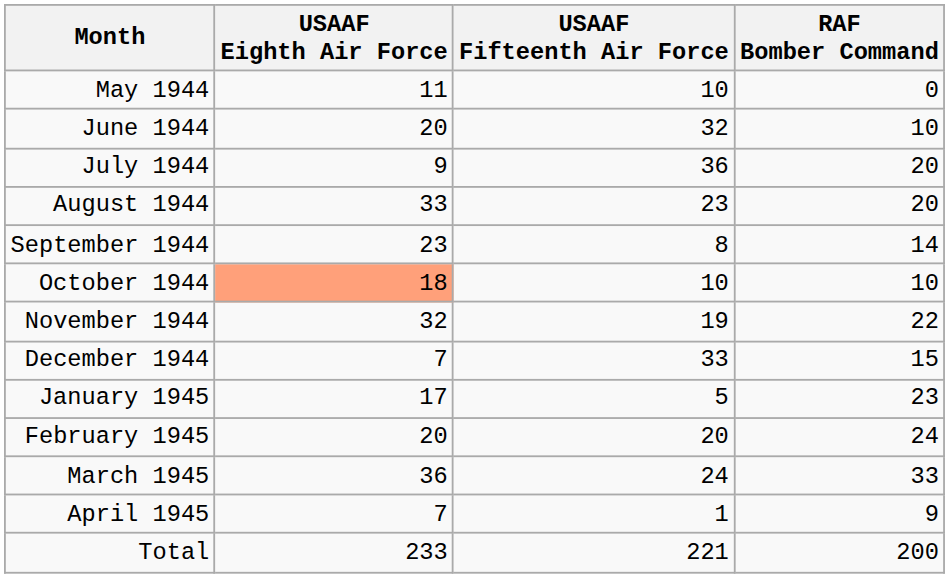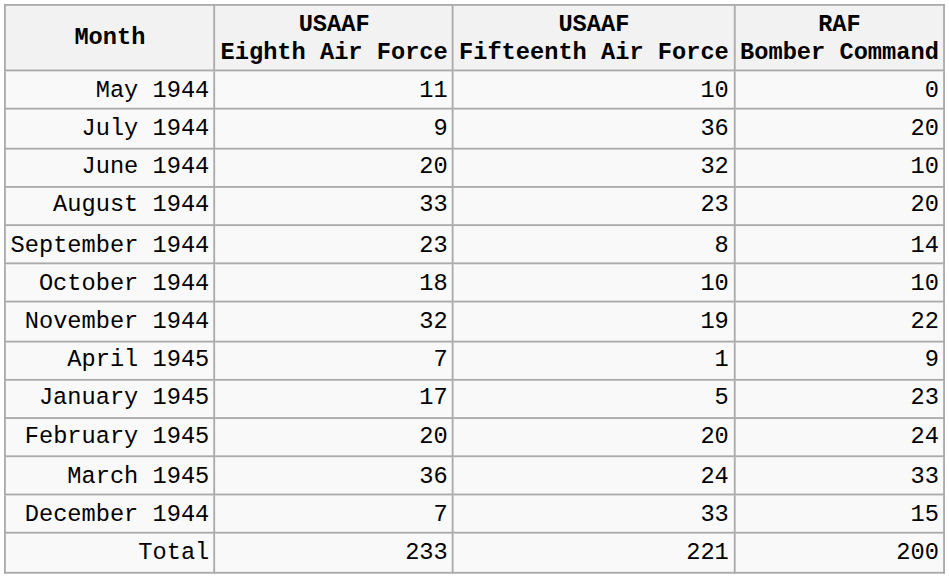rows swapped: (145, 129) <-> (145, 167)
(434, 283) lightsalmon background -> (434, 283) no background
rows swapped: (117, 360) <-> (138, 514)
